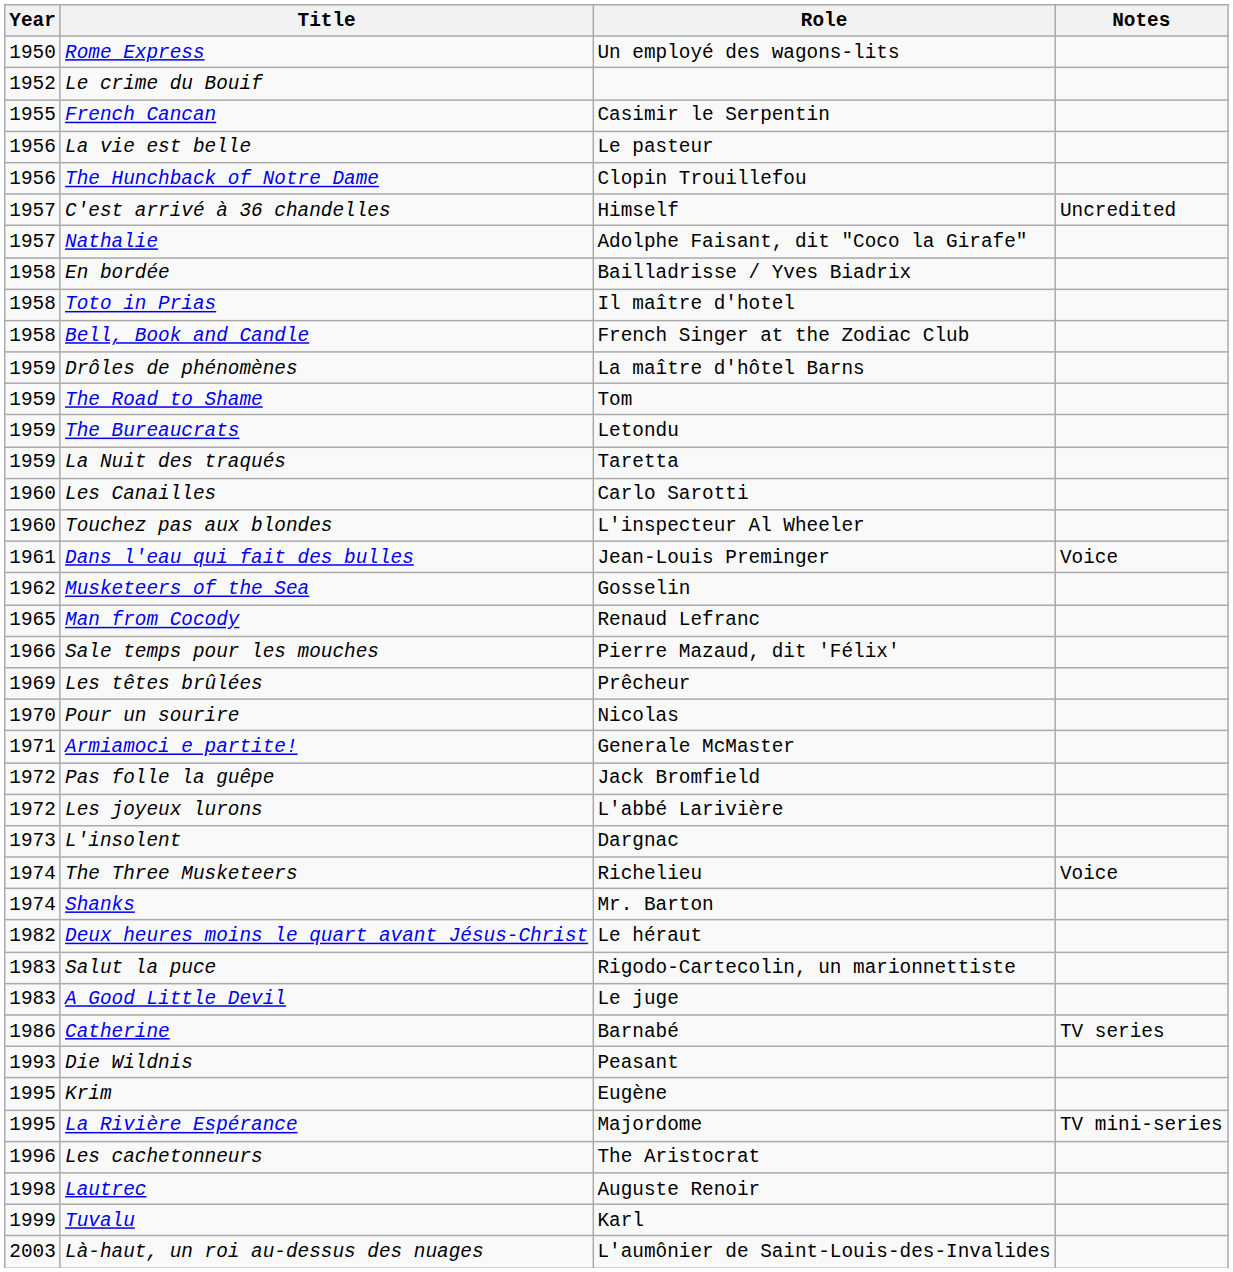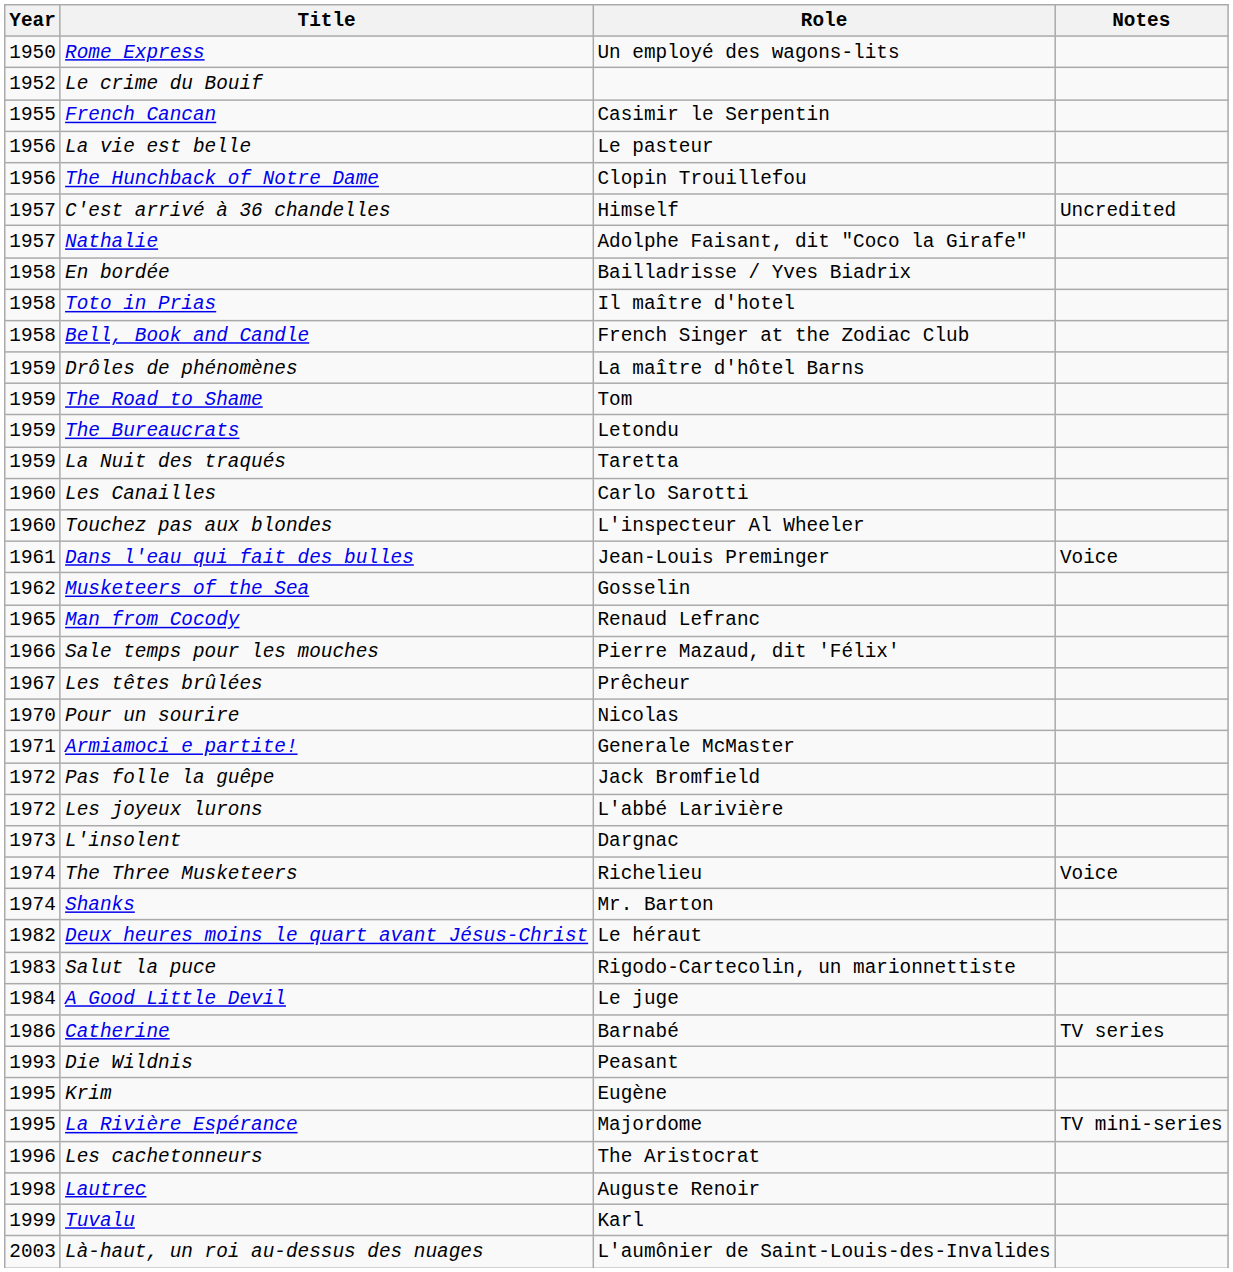(33, 683) 1969 -> (33, 683) 1967
(33, 999) 1983 -> (33, 999) 1984
